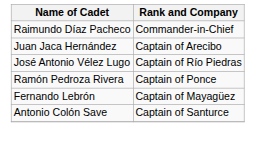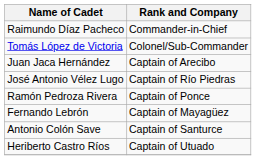+ row: (65, 46)
+ row: (58, 146)
